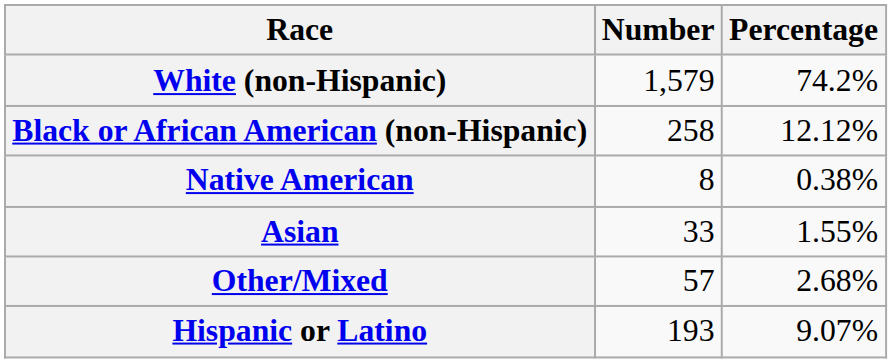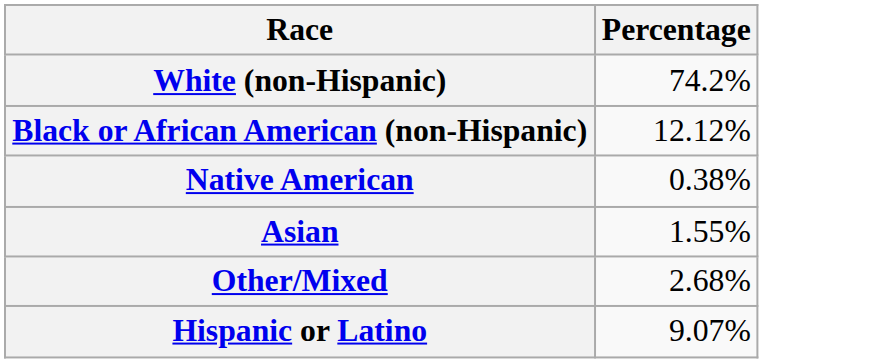- column: (658, 29)
